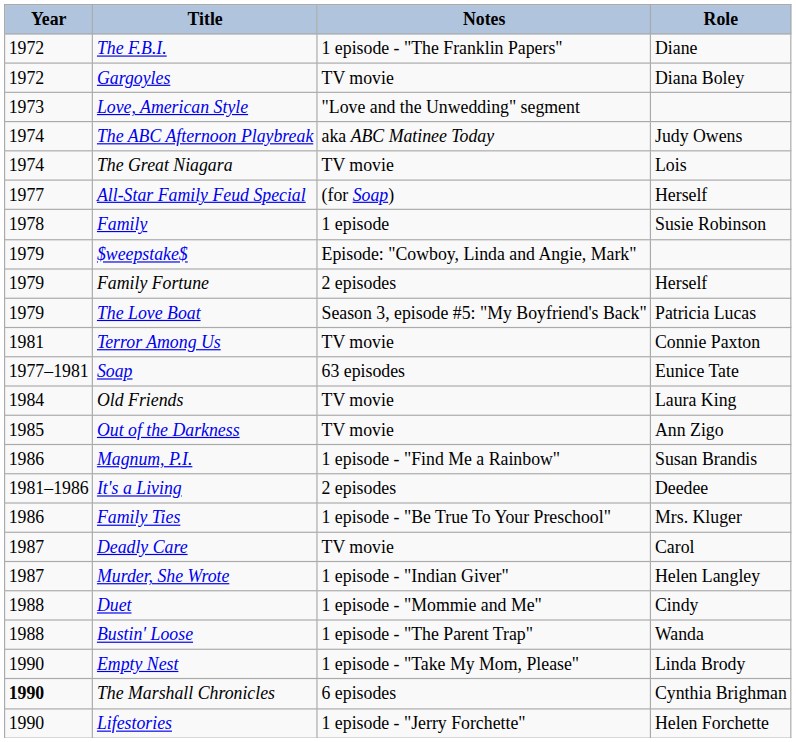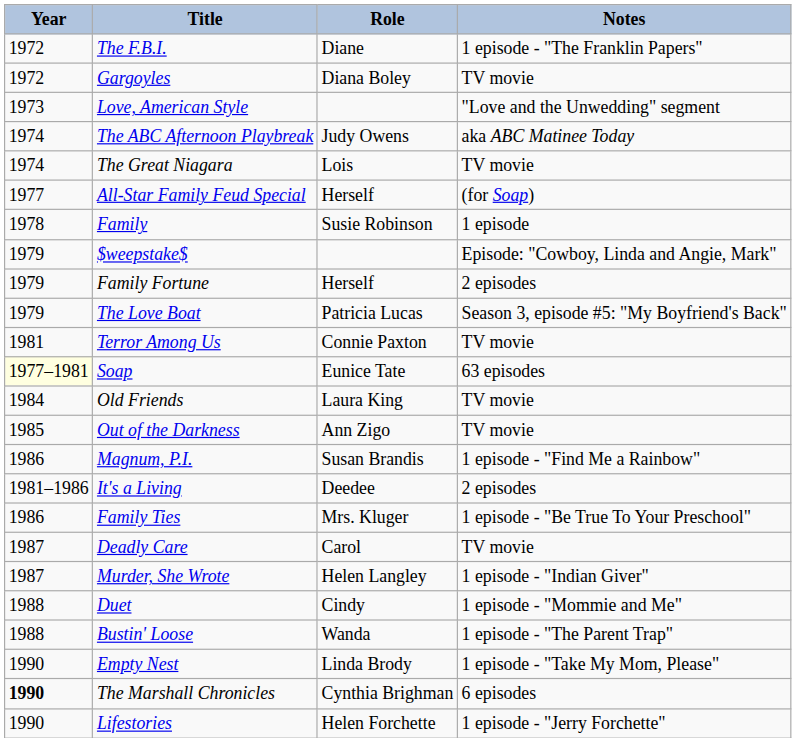columns swapped: (721, 19) <-> (484, 19)
(49, 371) no background -> (49, 371) lightyellow background
